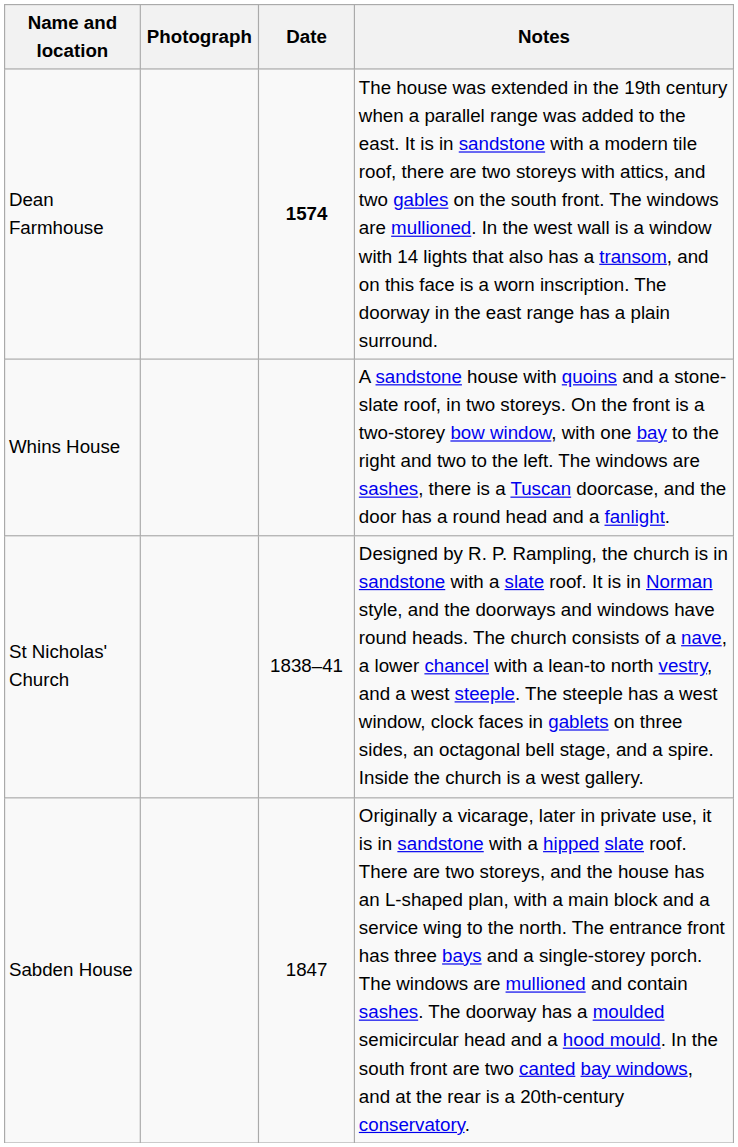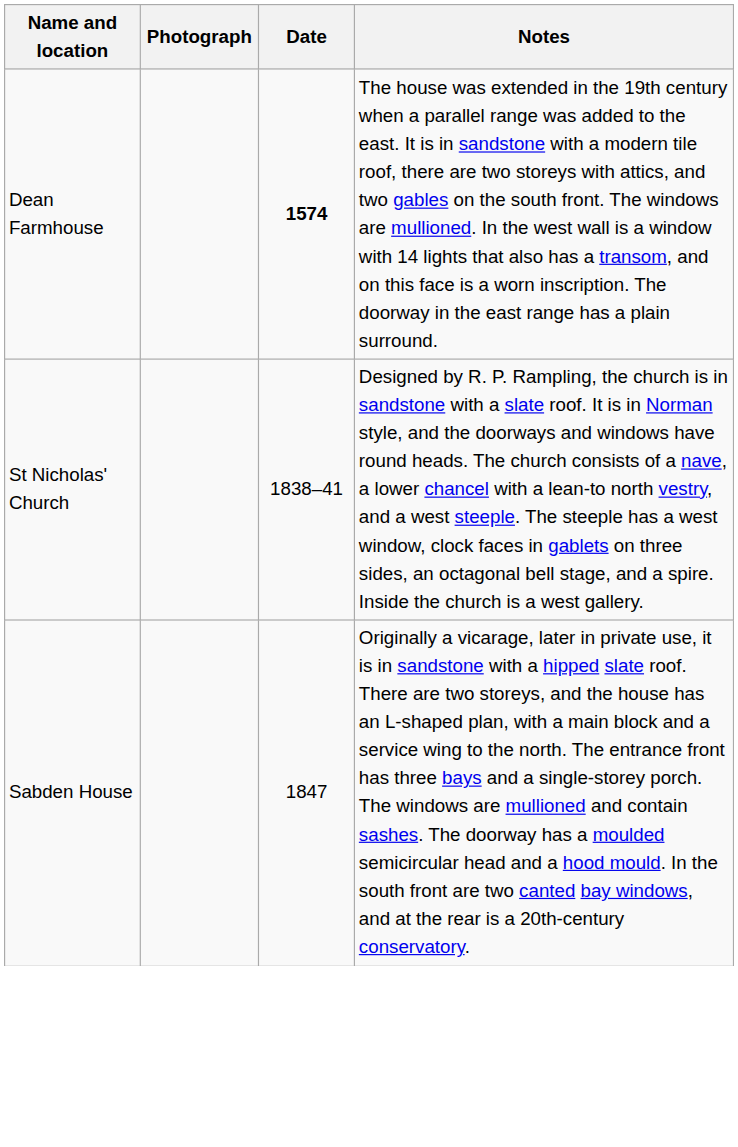- row: (65, 447)
